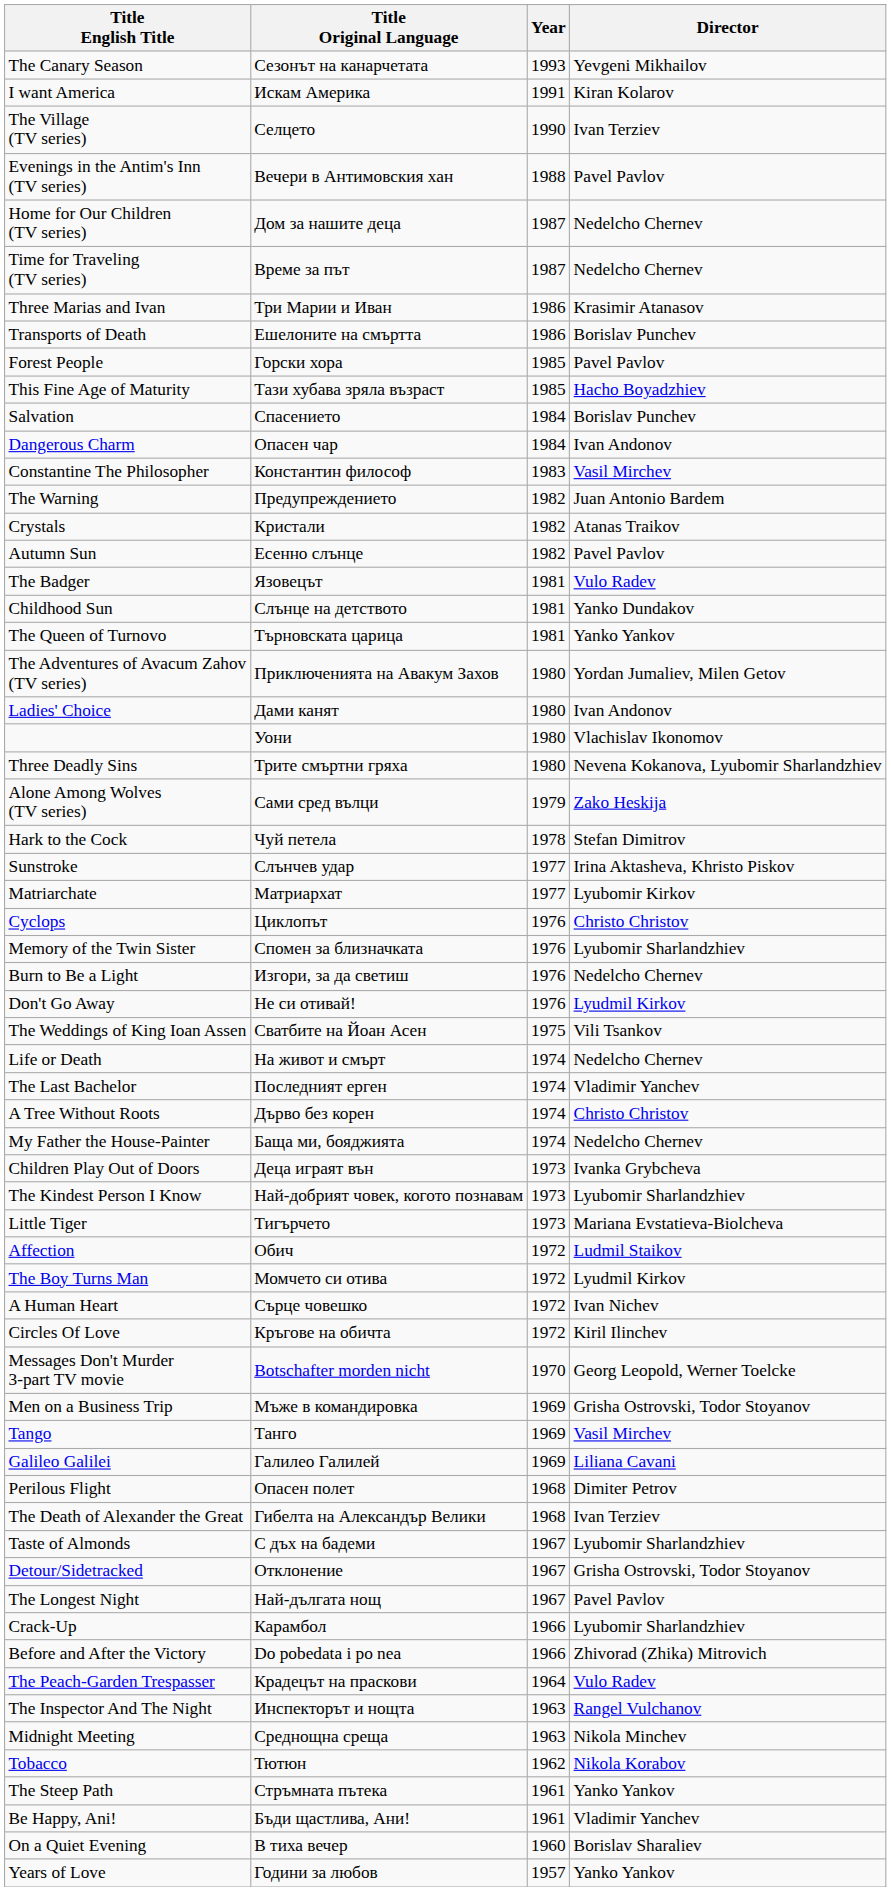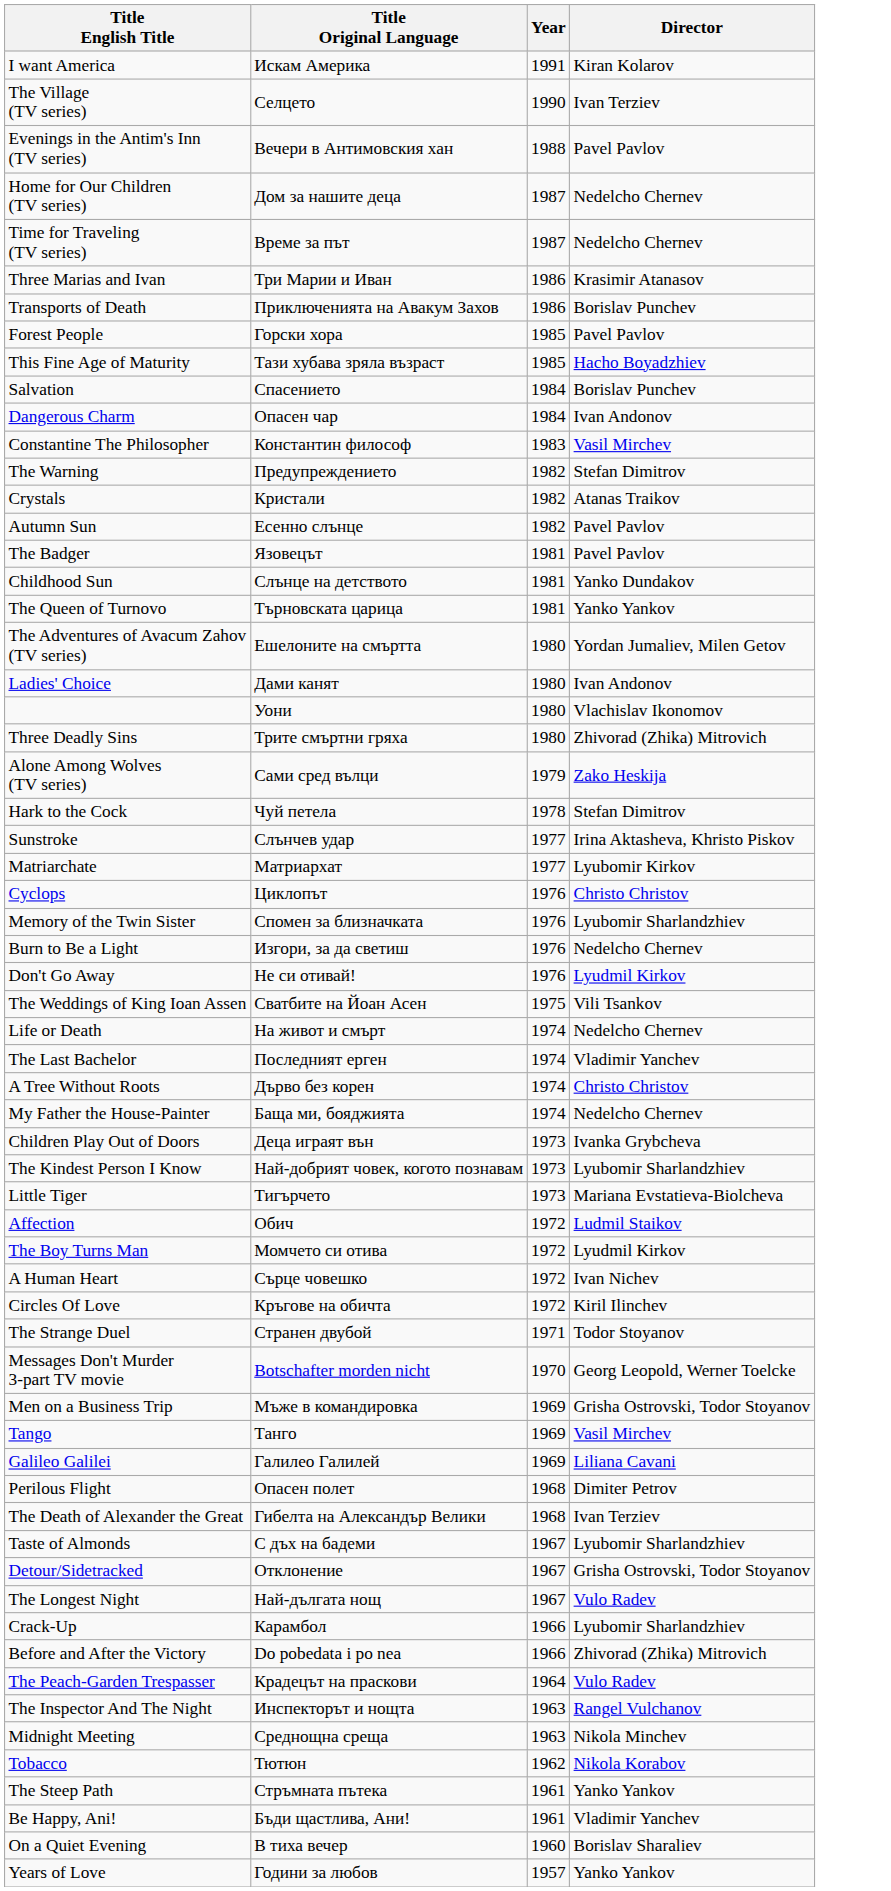- row: (76, 65)
(338, 334) Ешелоните на смъртта -> (376, 307) Приключенията на Авакум Захов
(649, 499) Juan Antonio Bardem -> (630, 471) Stefan Dimitrov
(615, 581) Vulo Radev -> (619, 553) Pavel Pavlov
(376, 673) Приключенията на Авакум Захов -> (338, 645) Ешелоните на смъртта
(728, 765) Nevena Kokanova, Lyubomir Sharlandzhiev -> (670, 737) Zhivorad (Zhika) Mitrovich
+ row: (69, 1332)
(619, 1598) Pavel Pavlov -> (615, 1598) Vulo Radev
